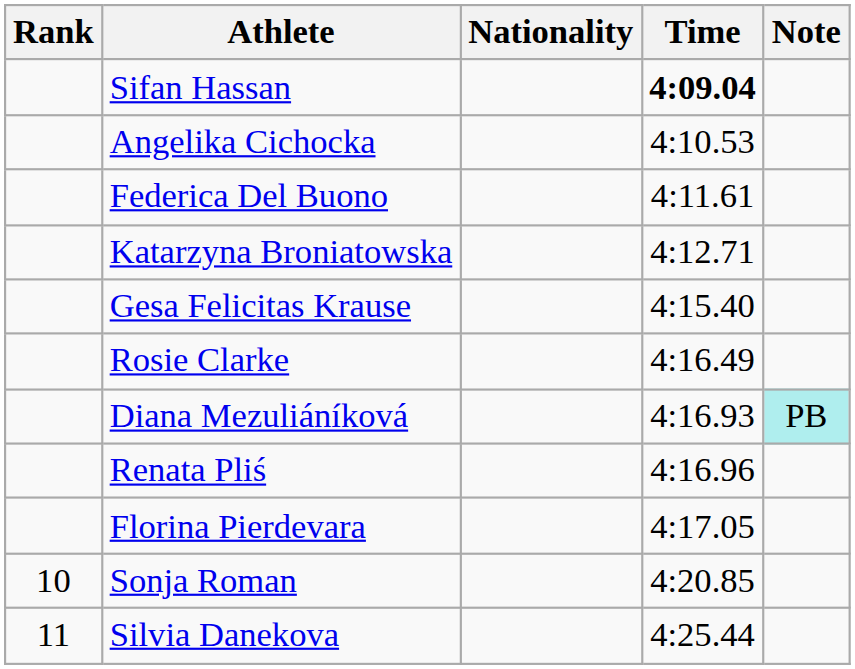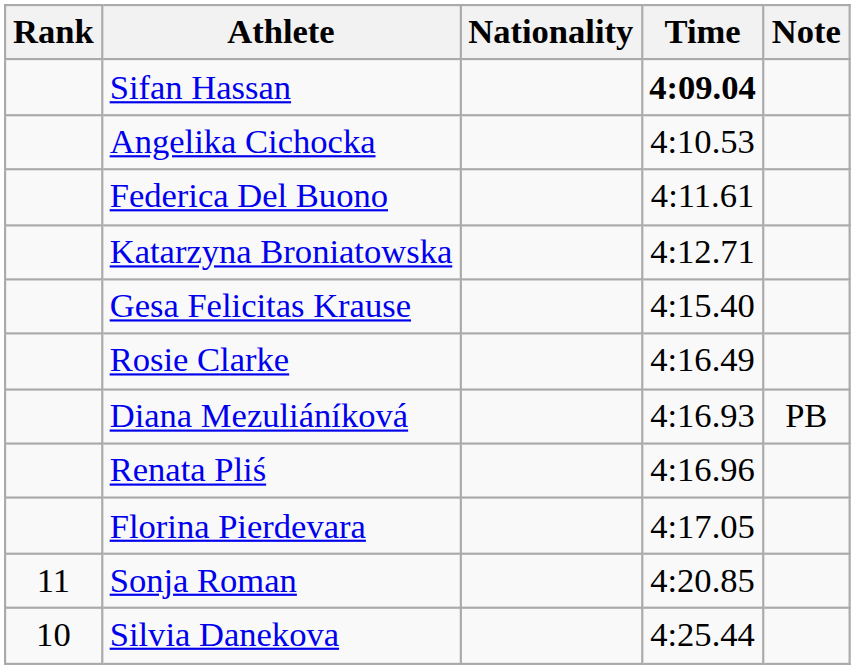(806, 415) paleturquoise background -> (806, 415) no background
(53, 580) 10 -> (53, 580) 11
(53, 634) 11 -> (53, 634) 10
